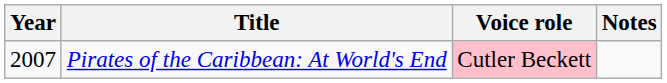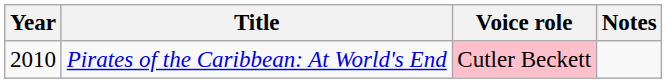(33, 59) 2007 -> (33, 59) 2010
